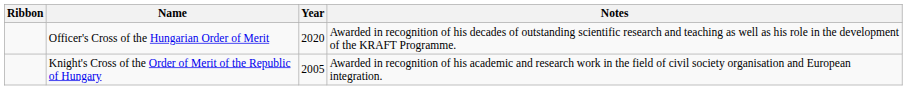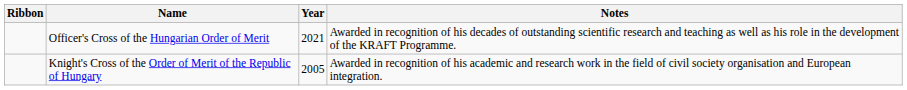(313, 38) 2020 -> (313, 38) 2021
